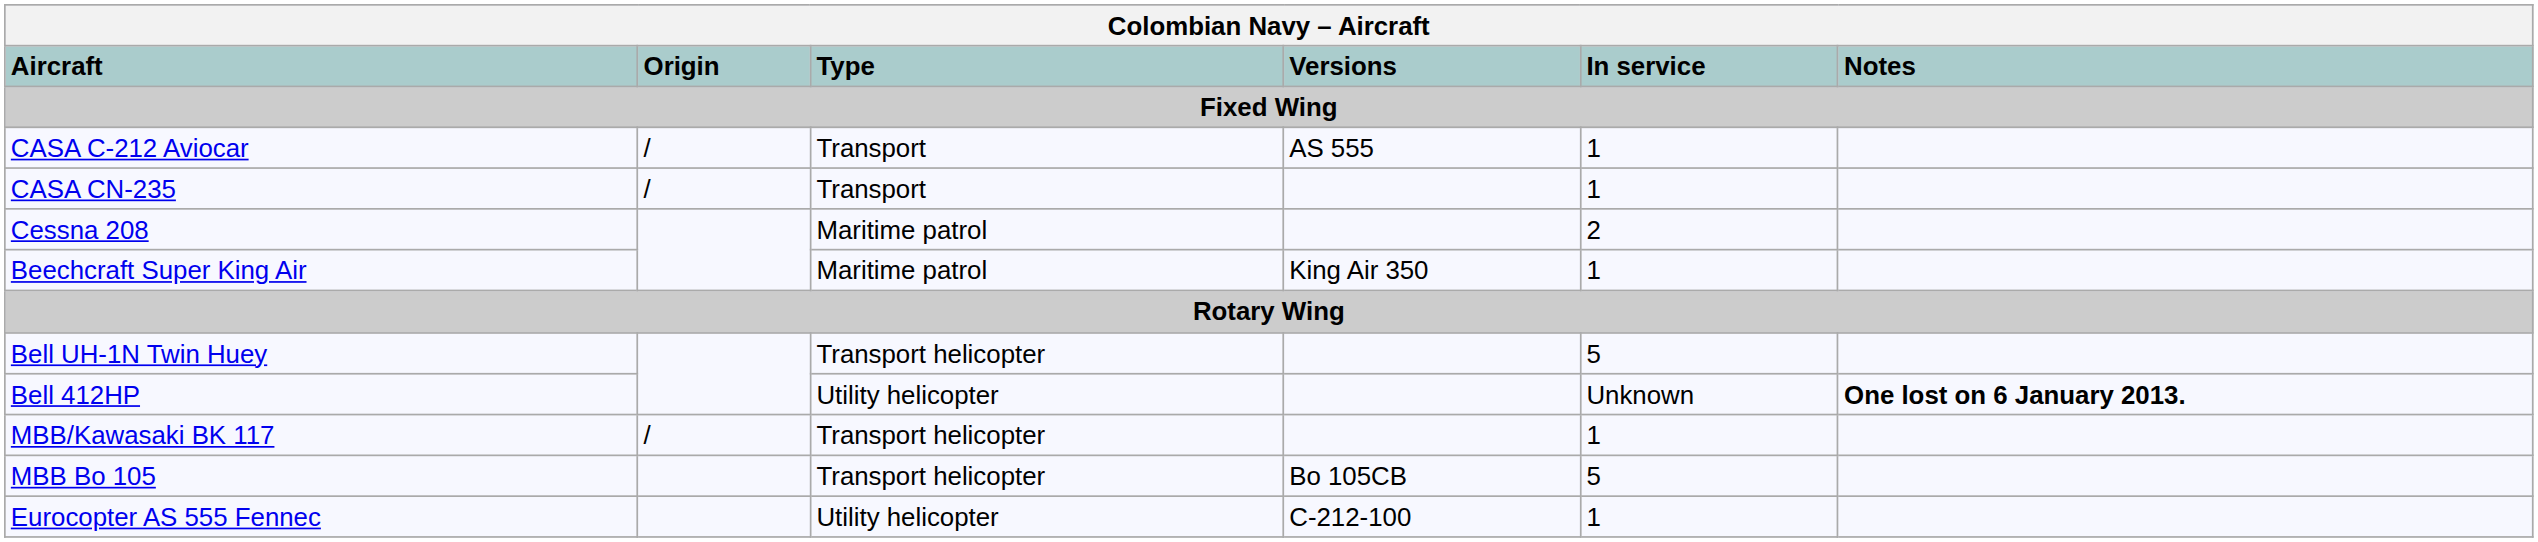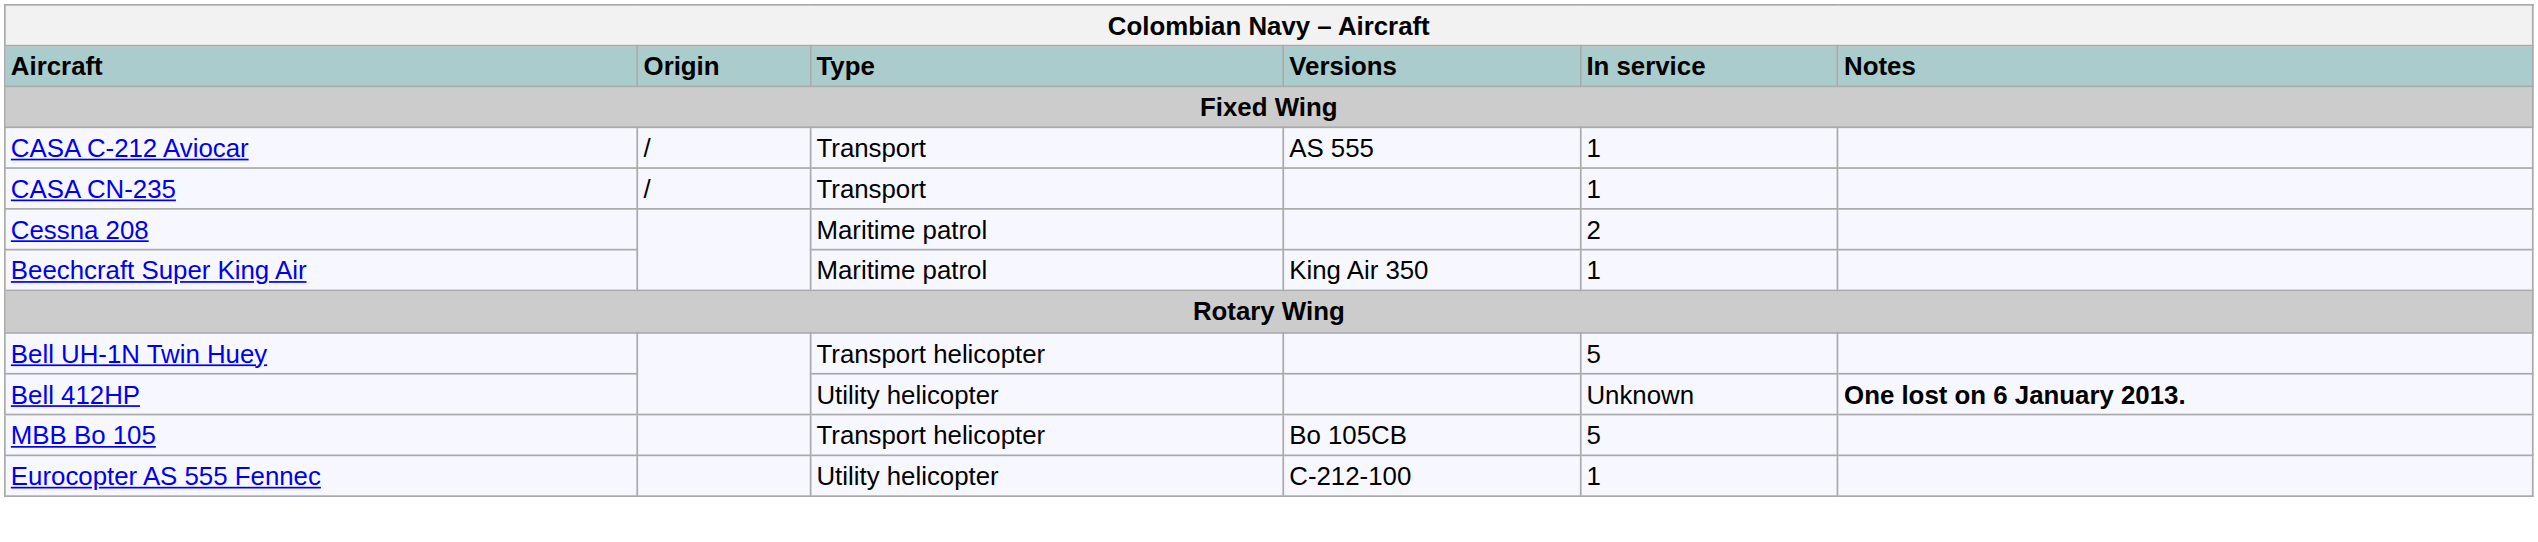- row: (143, 434)
